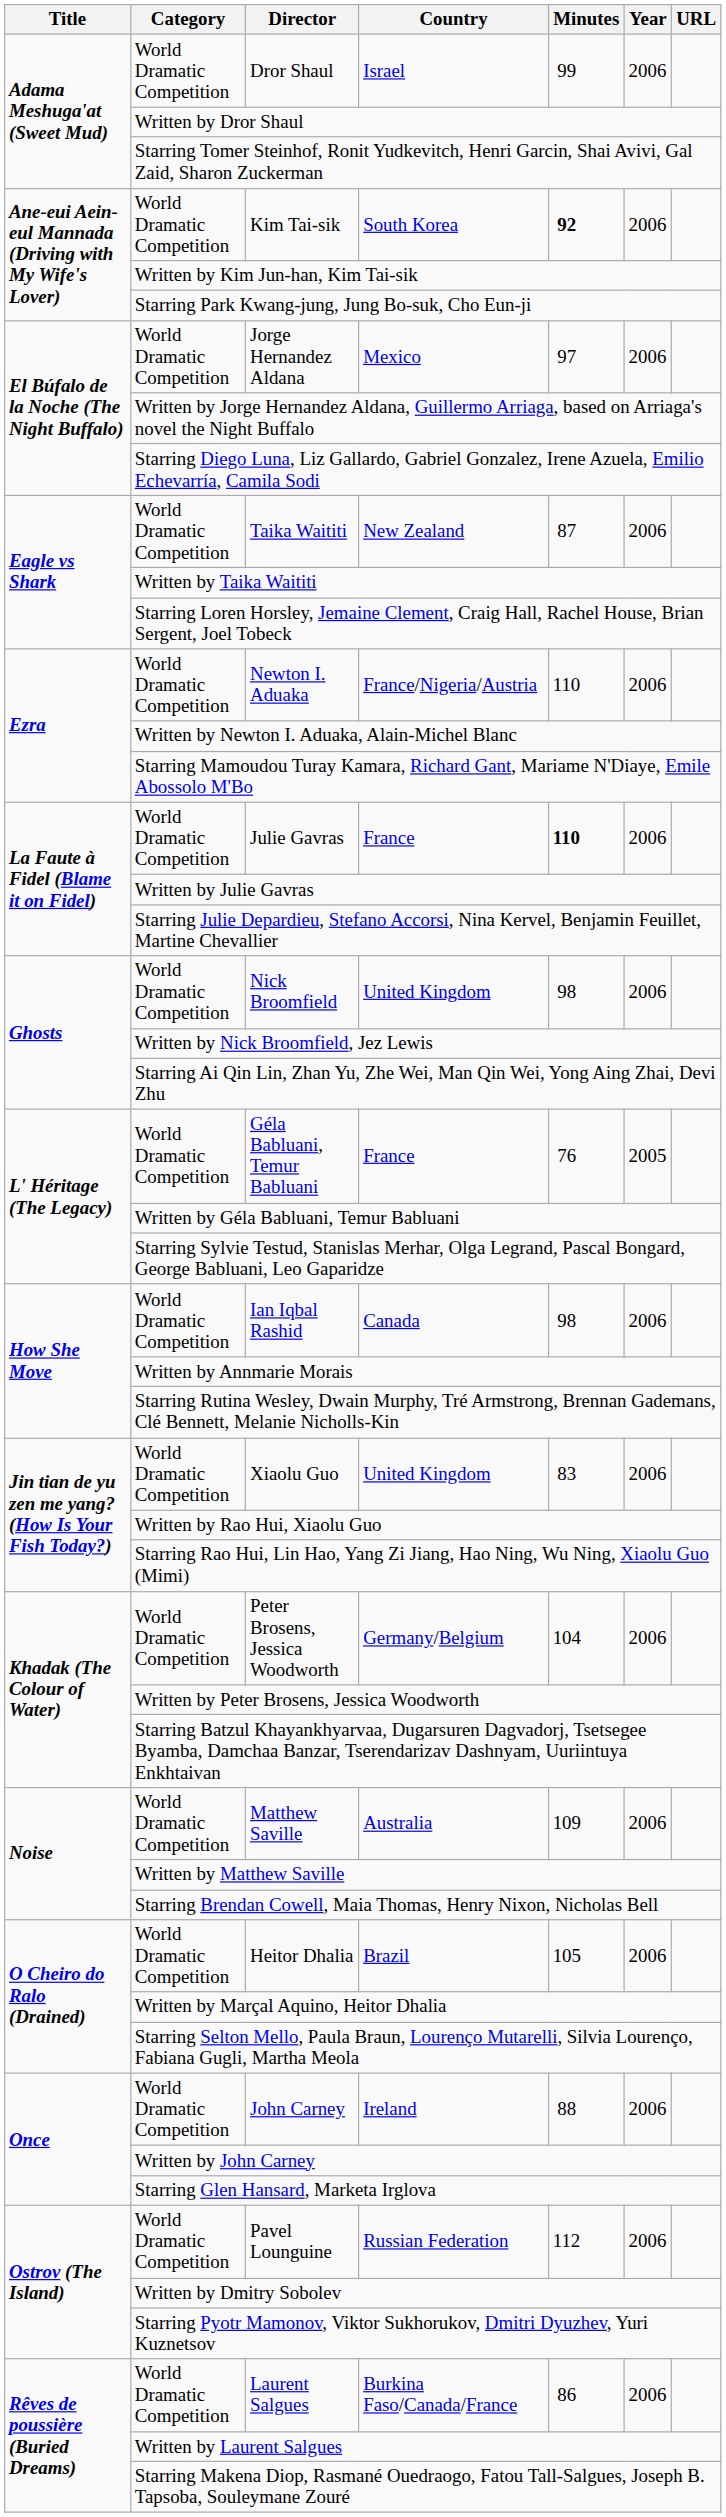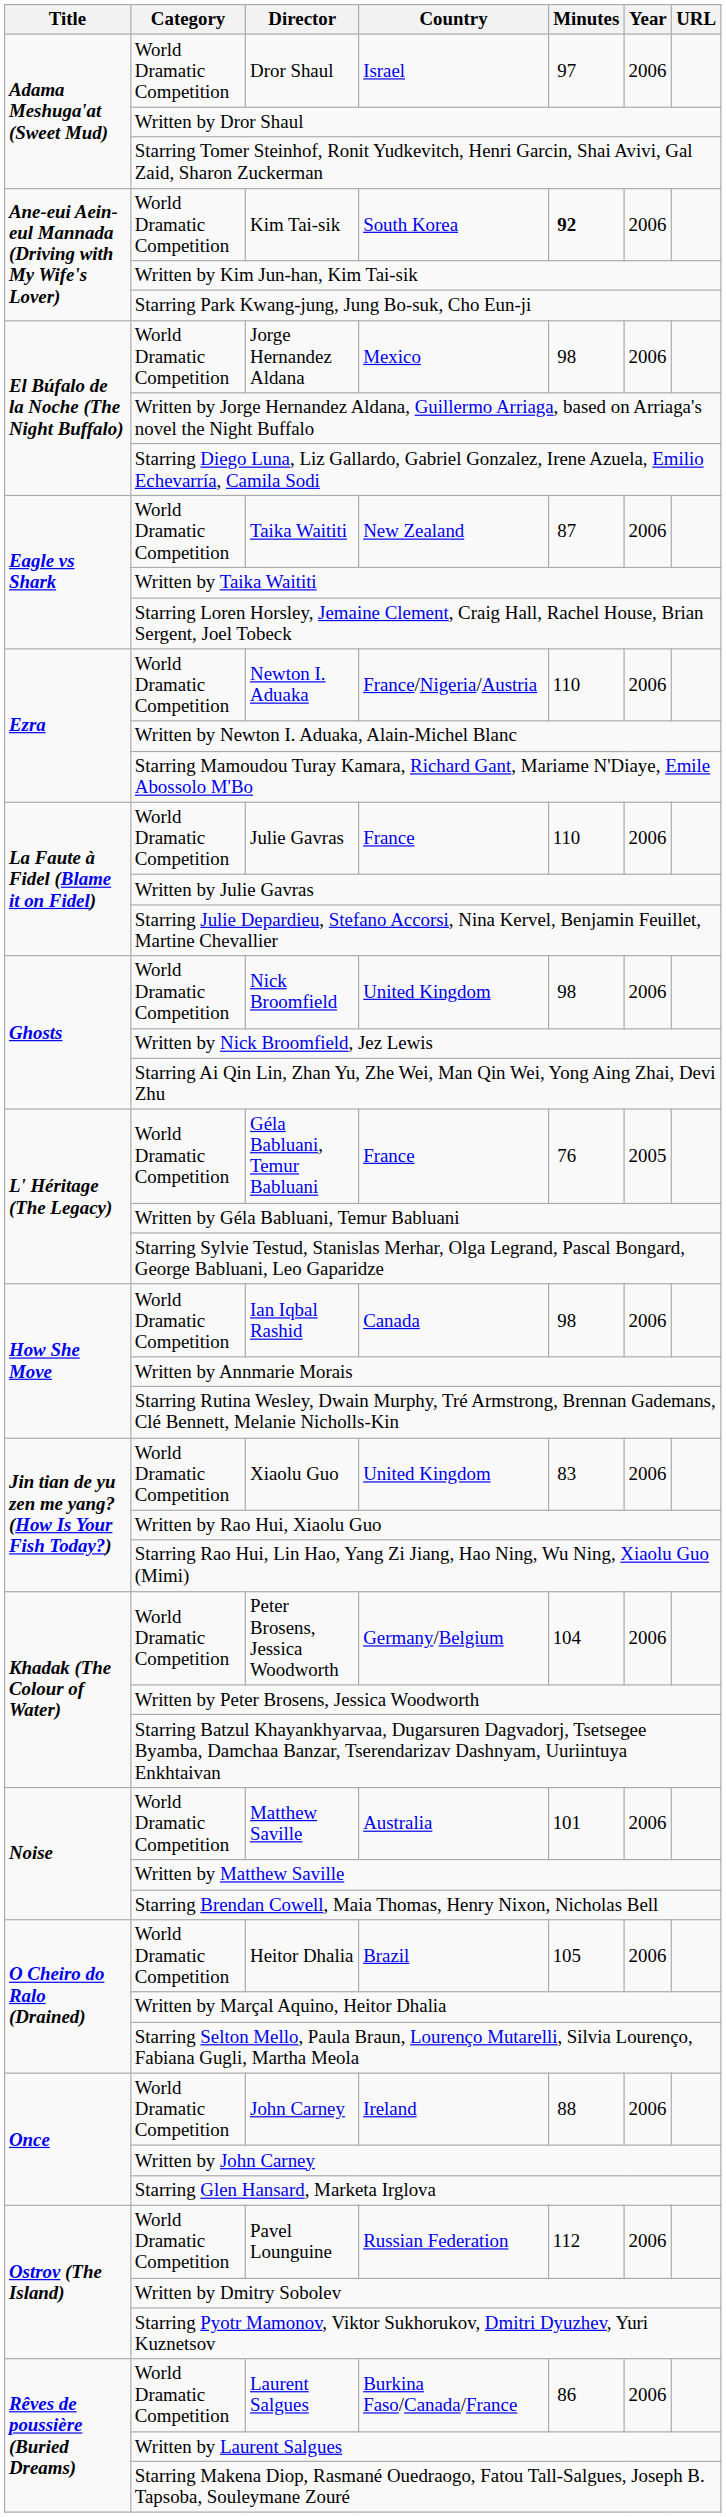(564, 70) 99 -> (564, 70) 97
(564, 356) 97 -> (564, 356) 98
(566, 838) bold -> (566, 838) normal
(567, 1823) 109 -> (567, 1823) 101
